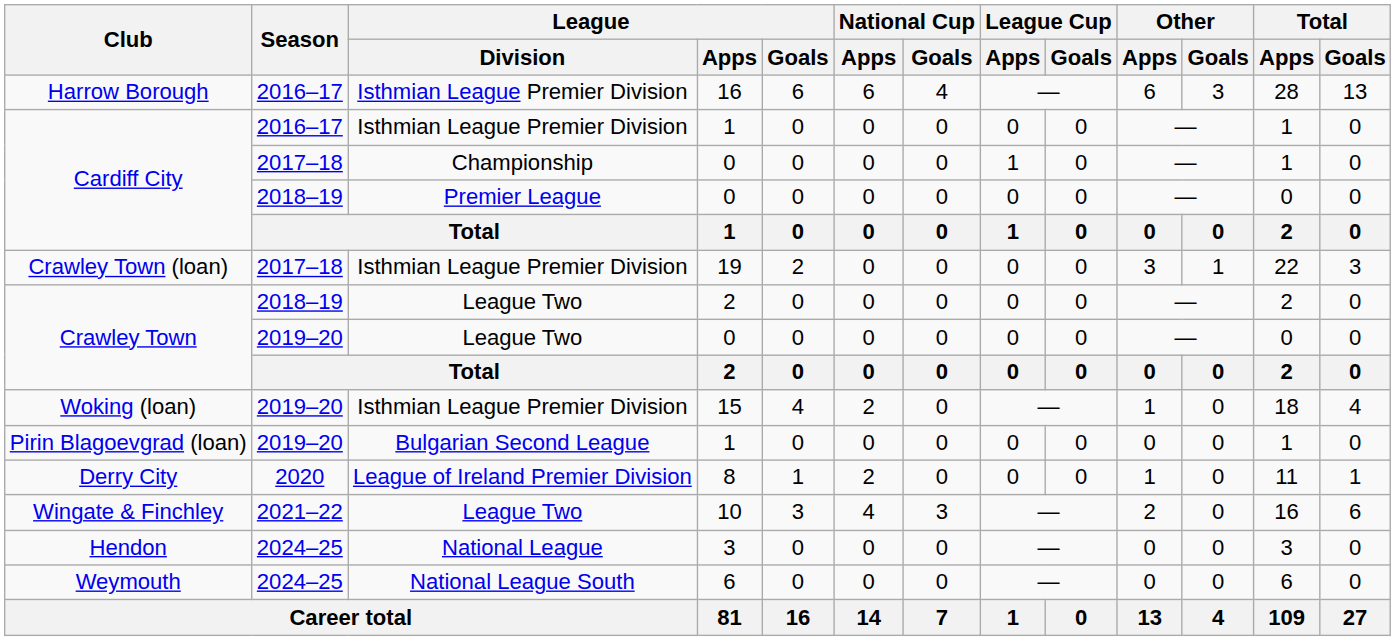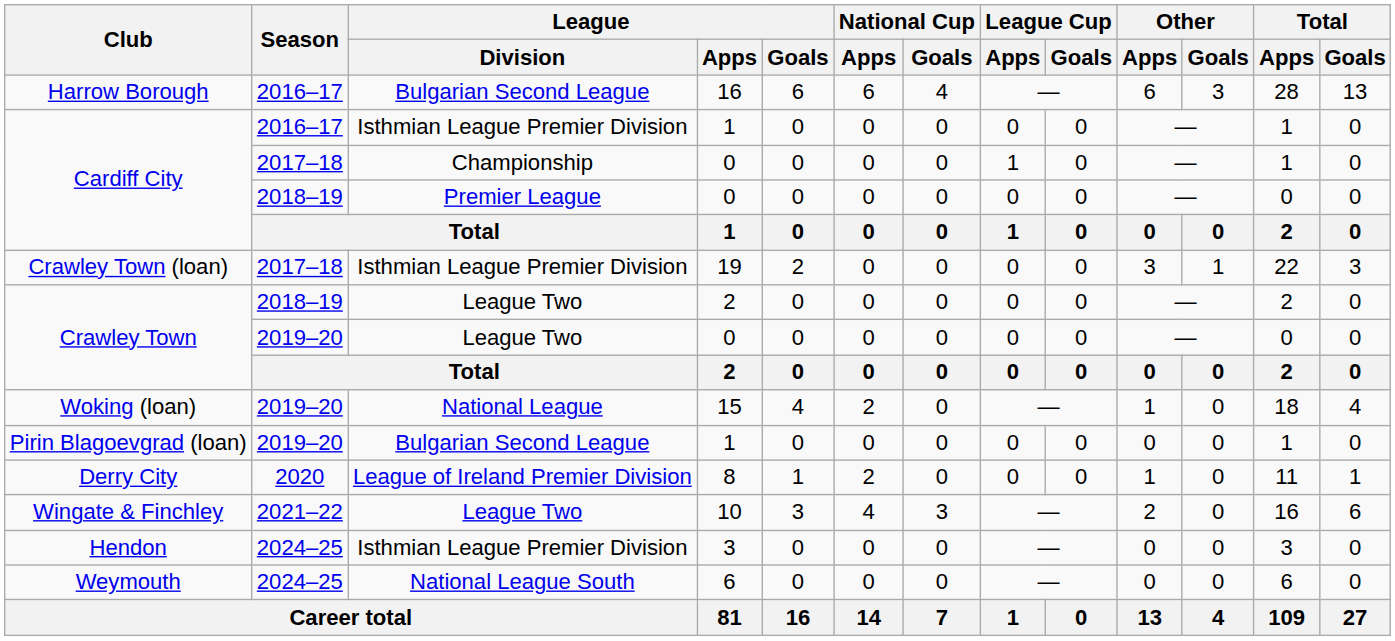(522, 92) Isthmian League Premier Division -> (522, 92) Bulgarian Second League
(522, 407) Isthmian League Premier Division -> (522, 407) National League
(522, 547) National League -> (522, 547) Isthmian League Premier Division
